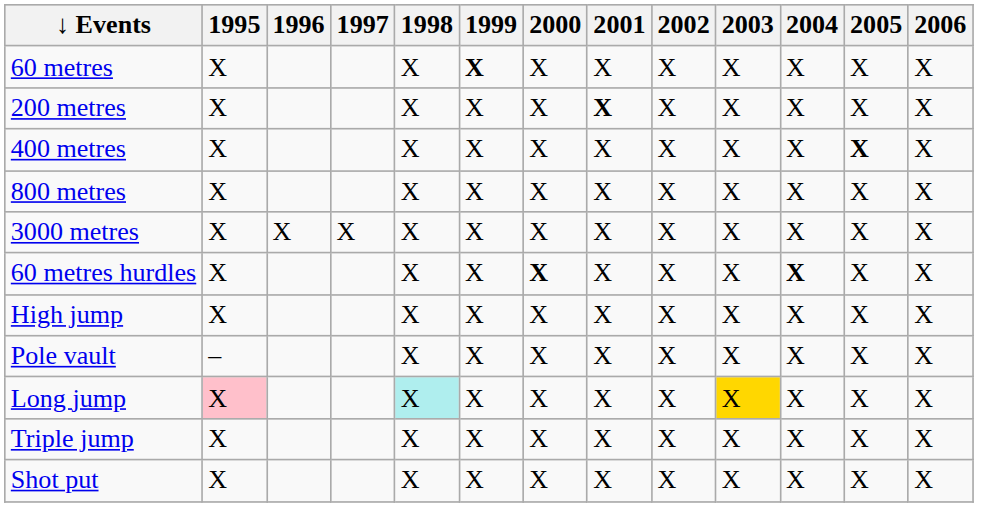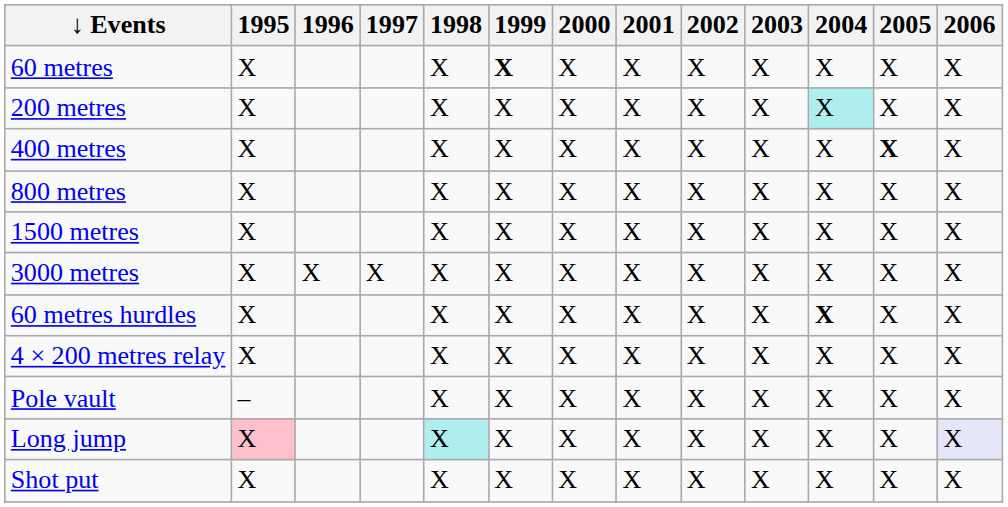(603, 107) bold -> (632, 107) normal
(795, 107) no background -> (825, 107) paleturquoise background
+ row: (75, 231)
(539, 273) bold -> (568, 314) normal
+ row: (118, 356)
- row: (67, 314)
(731, 397) gold background -> (760, 438) no background
(924, 397) no background -> (953, 438) lavender background
- row: (72, 438)
